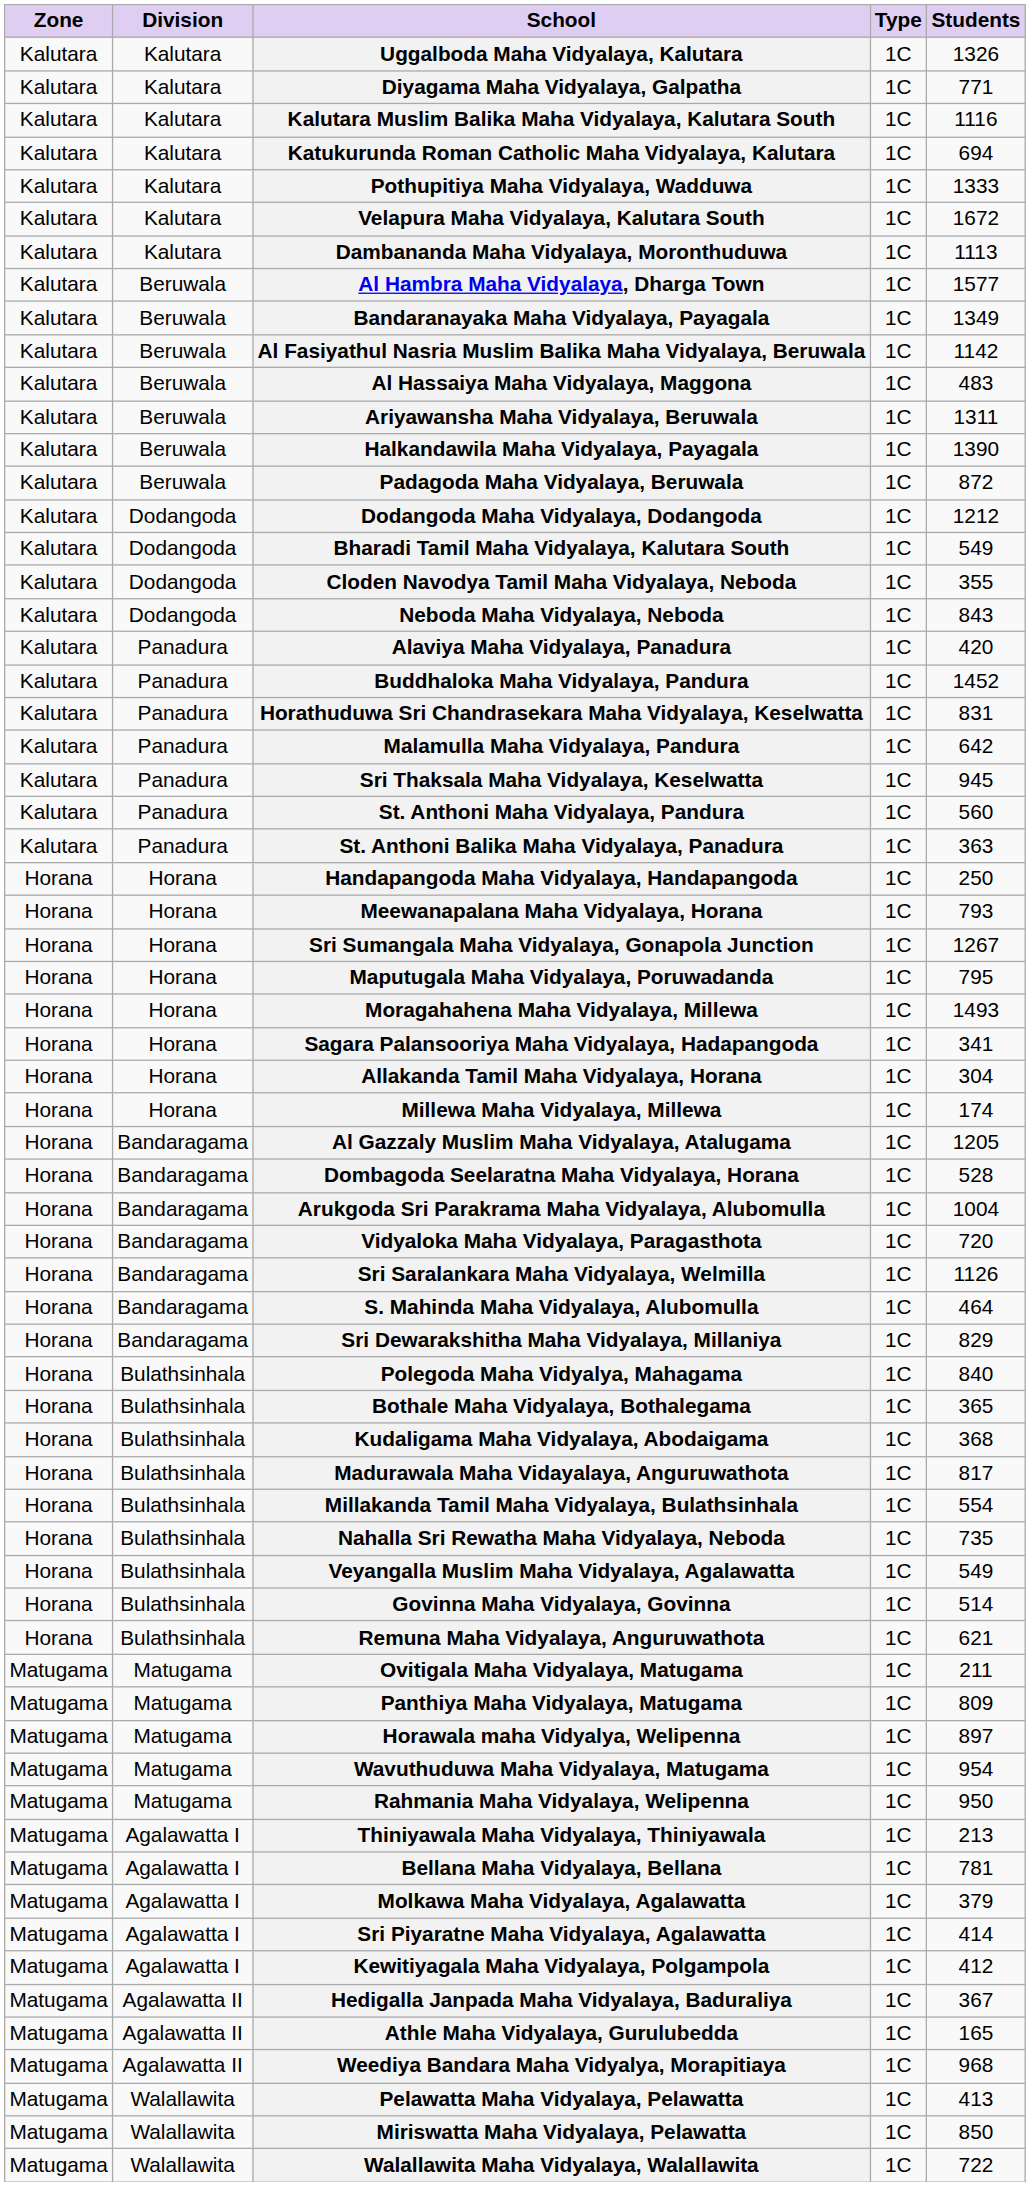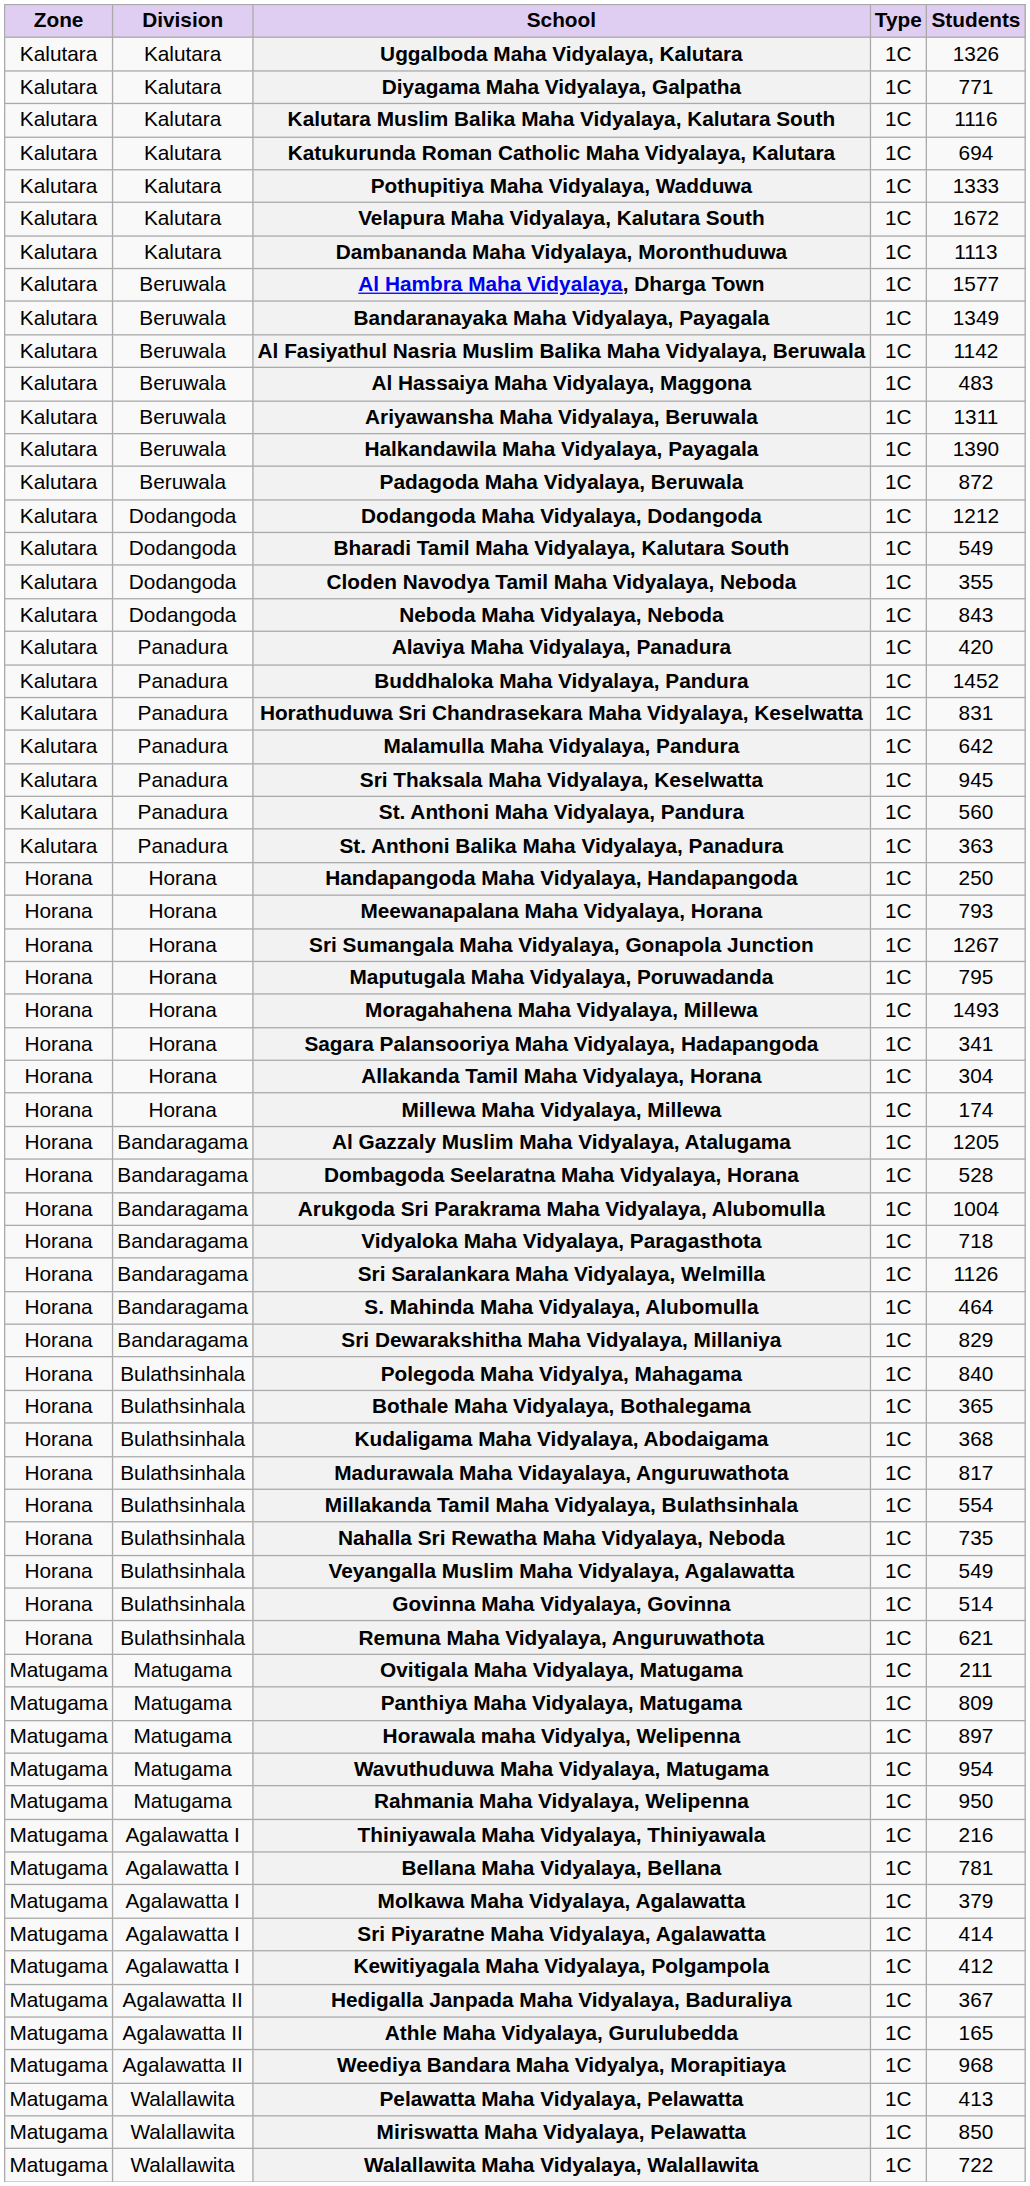(976, 1241) 720 -> (976, 1241) 718
(976, 1835) 213 -> (976, 1835) 216
